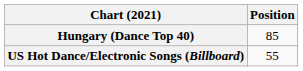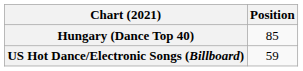(272, 55) 55 -> (272, 55) 59
